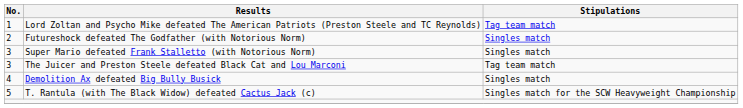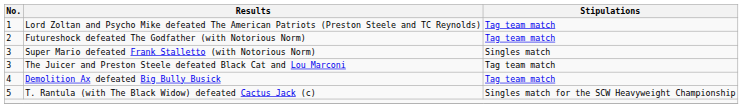(518, 38) Singles match -> (520, 38) Tag team match
(518, 79) Singles match -> (520, 79) Tag team match
